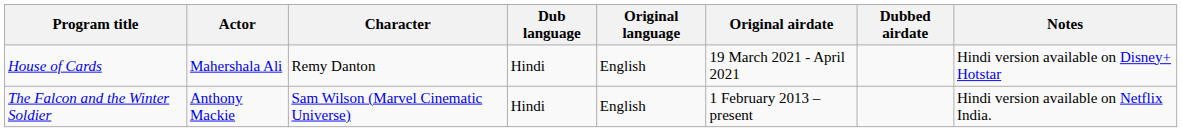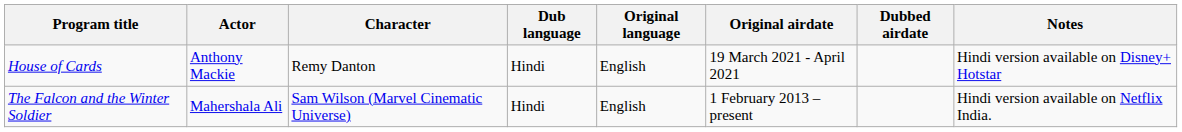(236, 65) Mahershala Ali -> (216, 65) Anthony Mackie
(216, 106) Anthony Mackie -> (236, 106) Mahershala Ali
